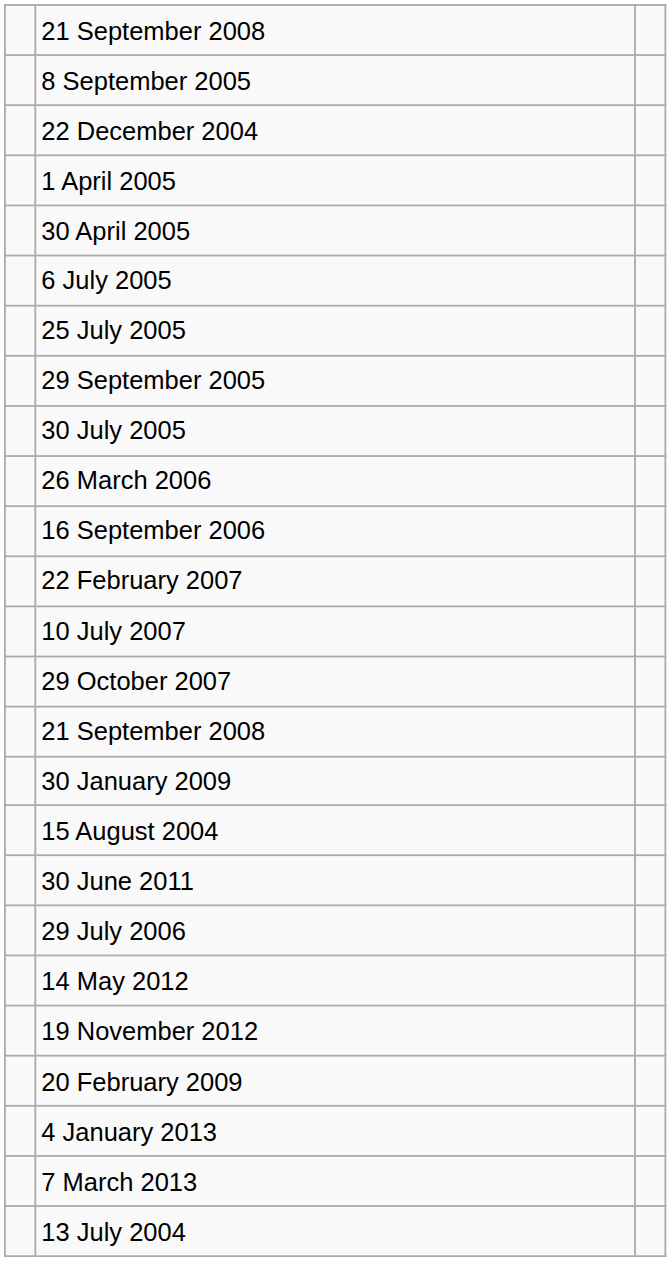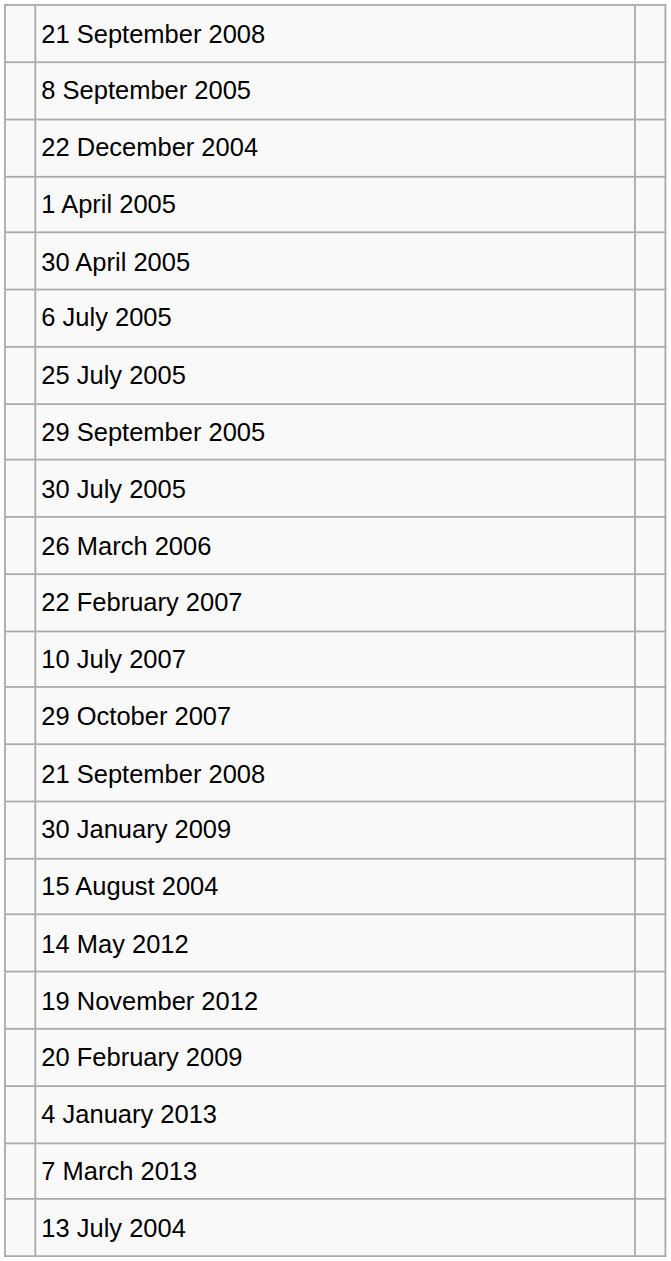- row: (20, 531)
- row: (20, 881)
- row: (20, 931)
